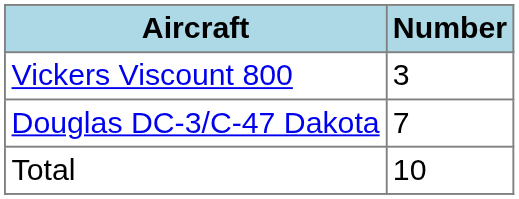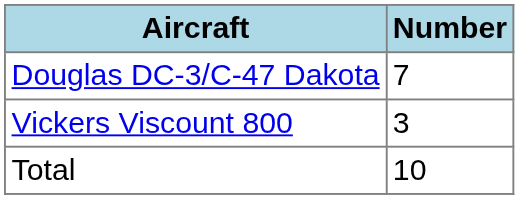rows swapped: (152, 75) <-> (196, 122)
